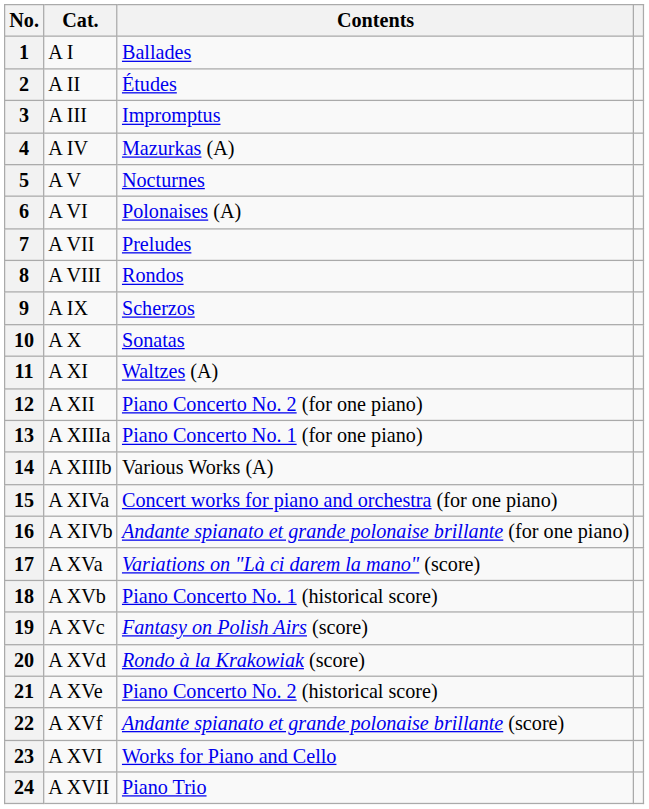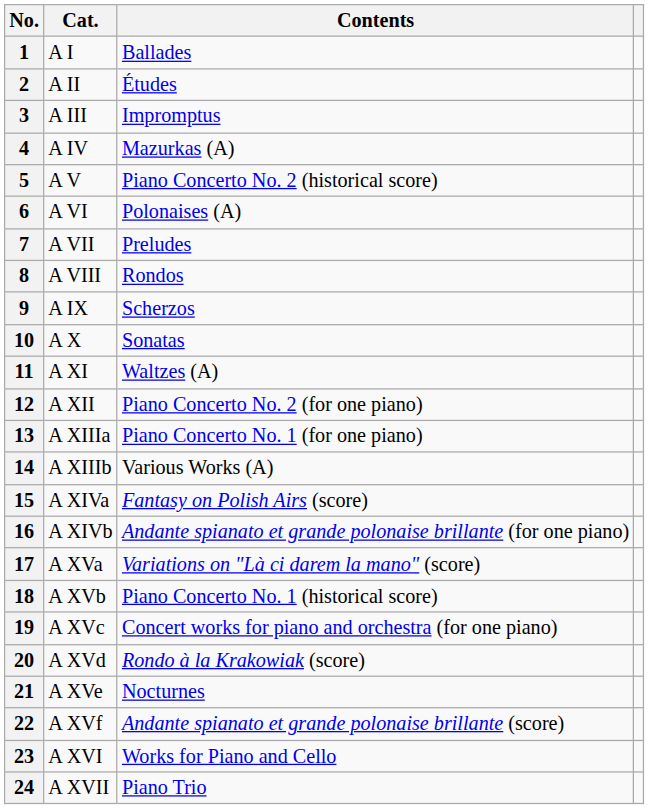(163, 180) Nocturnes -> (280, 180) Piano Concerto No. 2 (historical score)
(340, 500) Concert works for piano and orchestra (for one piano) -> (245, 500) Fantasy on Polish Airs (score)
(245, 627) Fantasy on Polish Airs (score) -> (340, 627) Concert works for piano and orchestra (for one piano)
(280, 691) Piano Concerto No. 2 (historical score) -> (163, 691) Nocturnes
